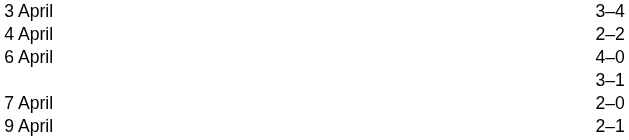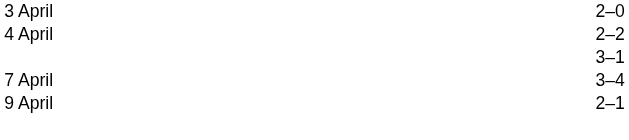(610, 11) 3–4 -> (610, 11) 2–0
- row: (29, 57)
(610, 103) 2–0 -> (610, 80) 3–4
